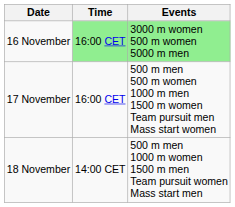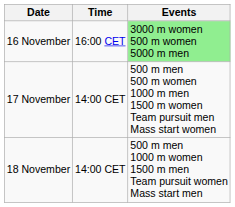(100, 41) lightgreen background -> (100, 41) no background
(100, 99) 16:00 CET -> (100, 99) 14:00 CET
